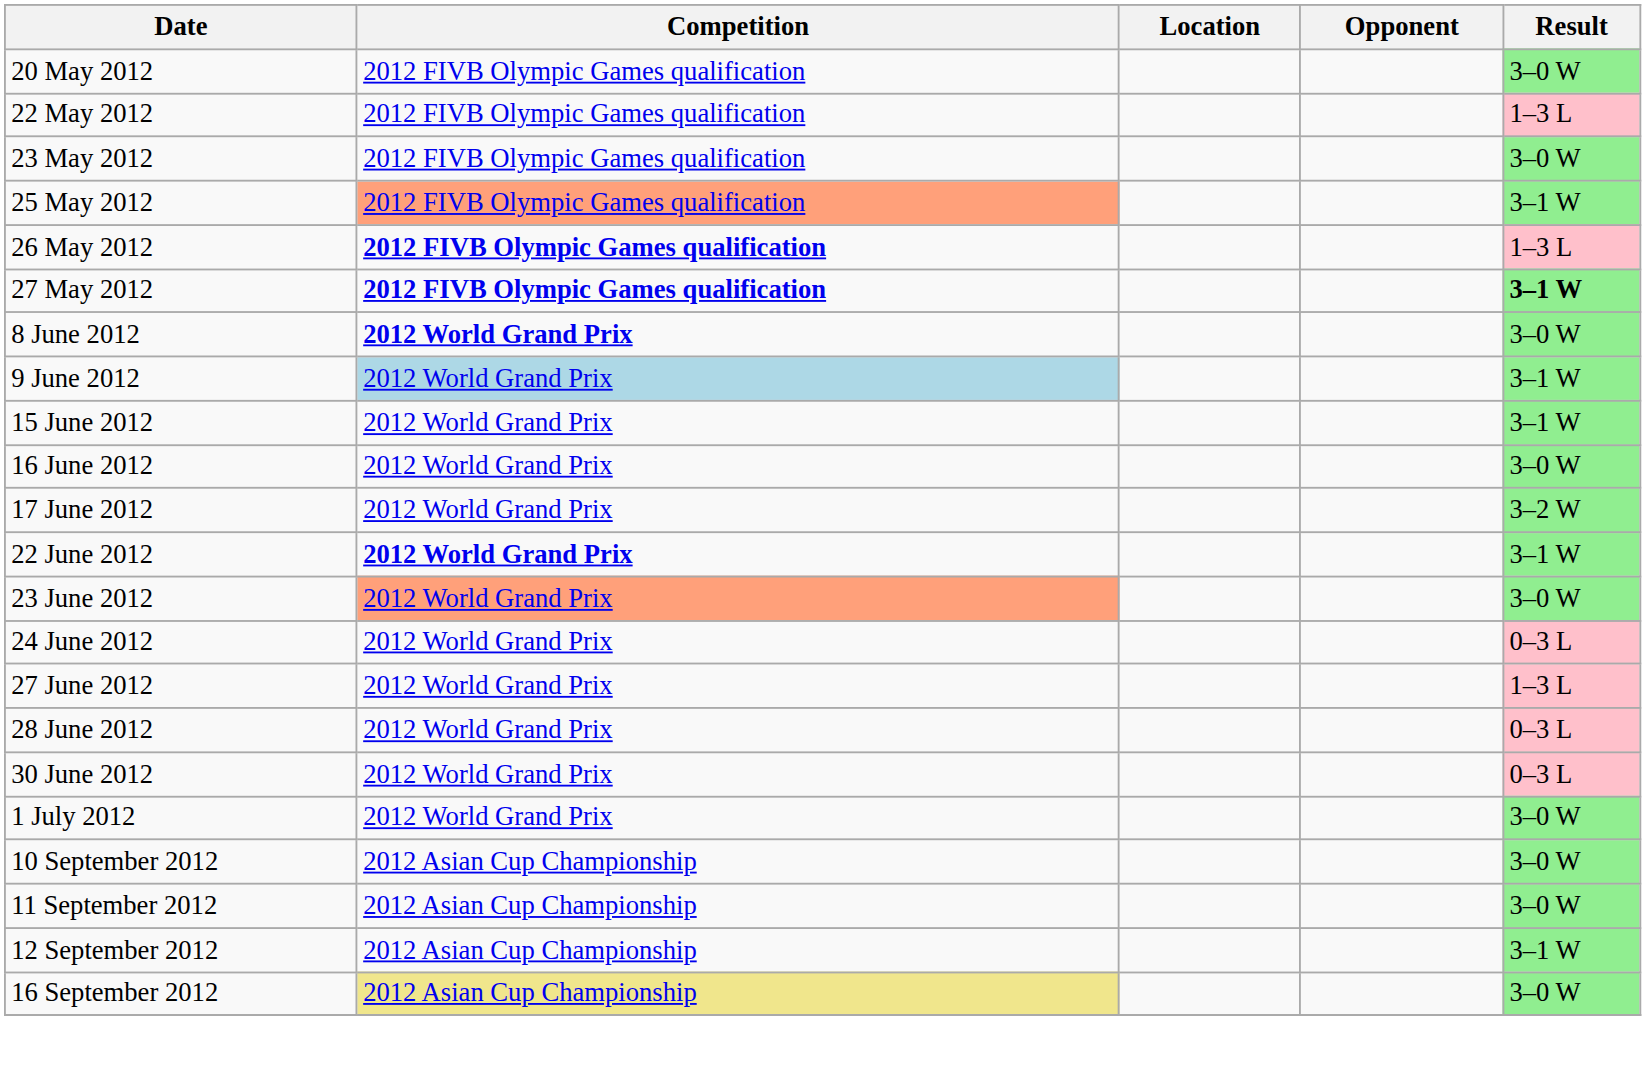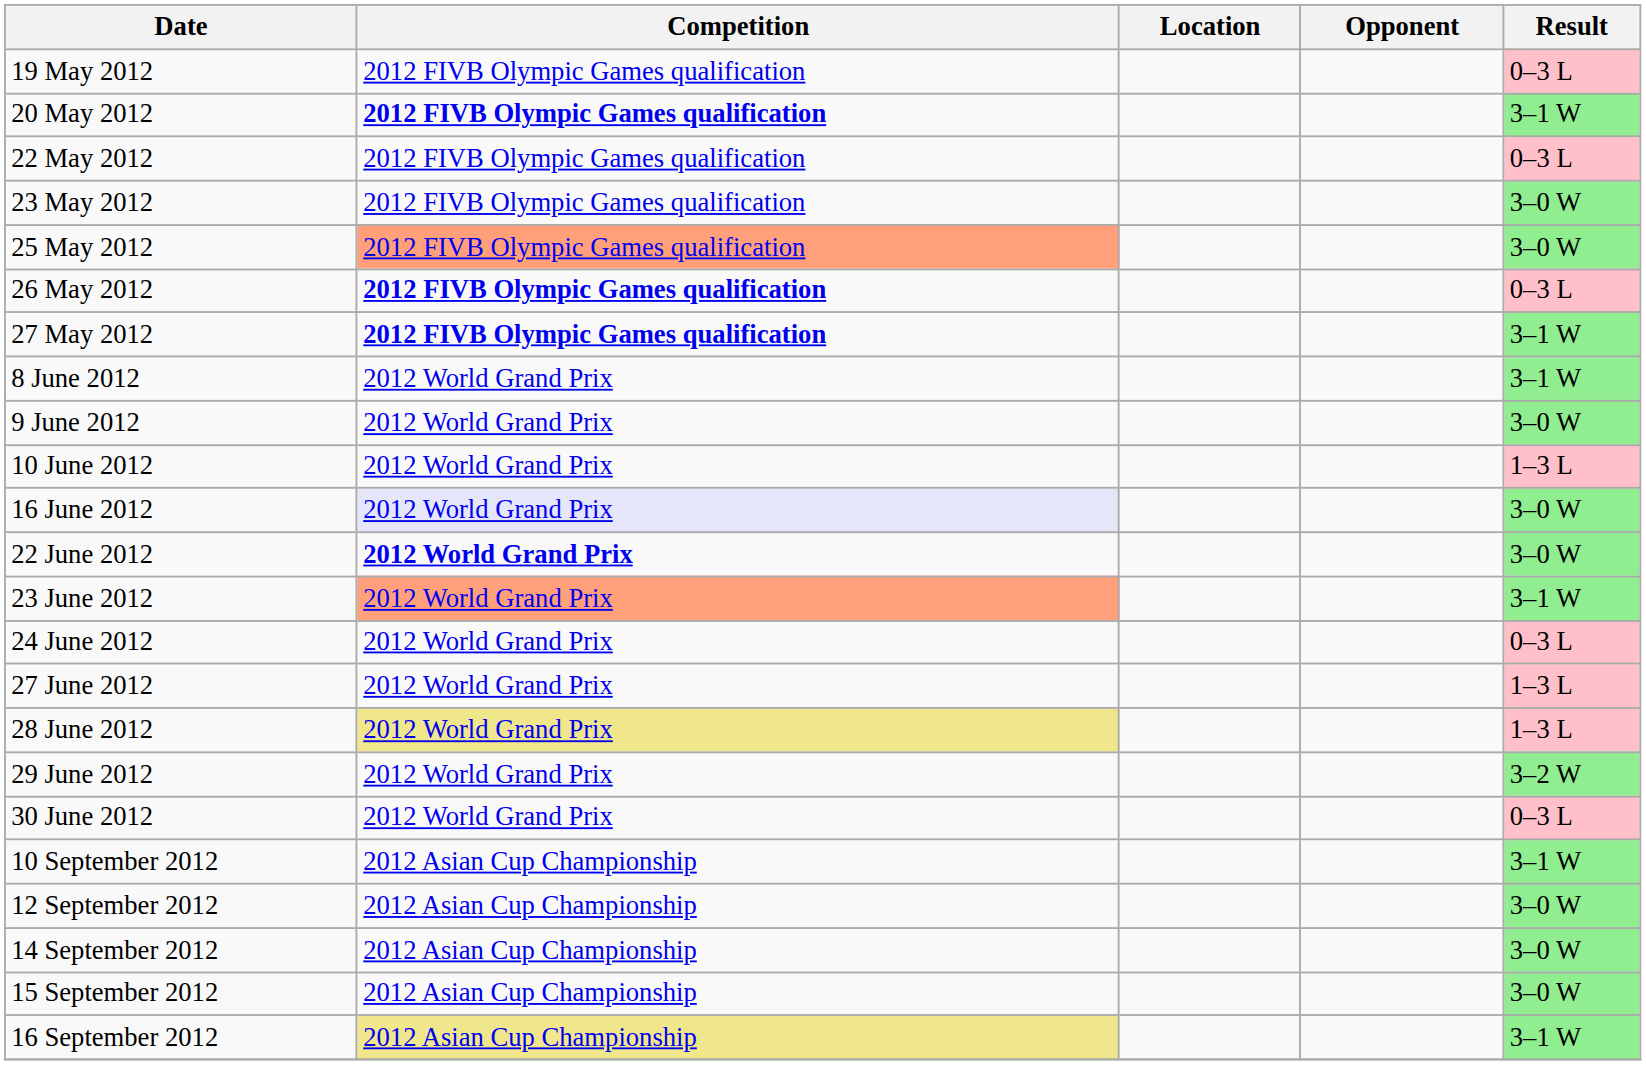+ row: (82, 70)
(584, 70) normal -> (595, 114) bold
(1545, 70) 3–0 W -> (1545, 114) 3–1 W
(1541, 114) 1–3 L -> (1541, 158) 0–3 L
(1545, 202) 3–1 W -> (1545, 246) 3–0 W
(1541, 246) 1–3 L -> (1541, 290) 0–3 L
(1546, 290) bold -> (1545, 334) normal
(498, 334) bold -> (488, 378) normal
(1545, 334) 3–0 W -> (1545, 378) 3–1 W
(488, 378) lightblue background -> (488, 422) no background
(1545, 378) 3–1 W -> (1545, 422) 3–0 W
+ row: (82, 466)
- row: (82, 422)
(488, 466) no background -> (488, 510) lavender background
- row: (82, 510)
(1545, 554) 3–1 W -> (1545, 554) 3–0 W
(1545, 598) 3–0 W -> (1545, 598) 3–1 W
(488, 729) no background -> (488, 729) khaki background
(1541, 729) 0–3 L -> (1541, 729) 1–3 L
+ row: (82, 773)
- row: (73, 817)
(1545, 861) 3–0 W -> (1545, 861) 3–1 W
- row: (114, 905)
(1545, 949) 3–1 W -> (1545, 905) 3–0 W
+ row: (115, 949)
+ row: (115, 993)
(1545, 993) 3–0 W -> (1545, 1037) 3–1 W
